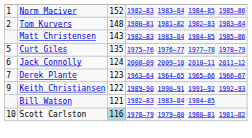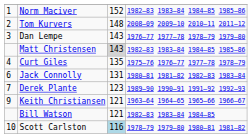(186, 24) 1980–81 1981–82 1982–83 1983–84 -> (186, 24) 2008–09 2009–10 2010–11 2011–12
+ row: (41, 37)
(116, 37) no background -> (116, 50) lightgrey background
(9, 50) 5 -> (9, 62) 4
(116, 62) 124 -> (116, 75) 131
(186, 62) 2008–09 2009–10 2010–11 2011–12 -> (186, 75) 1980–81 1981–82 1982–83 1983–84
(186, 75) 1963–64 1964–65 1965–66 1966–67 -> (186, 88) 1989–90 1990–91 1991–92 1992–93
(116, 88) 122 -> (116, 101) 121
(186, 88) 1989–90 1990–91 1991–92 1992–93 -> (186, 101) 1963–64 1964–65 1965–66 1966–67
